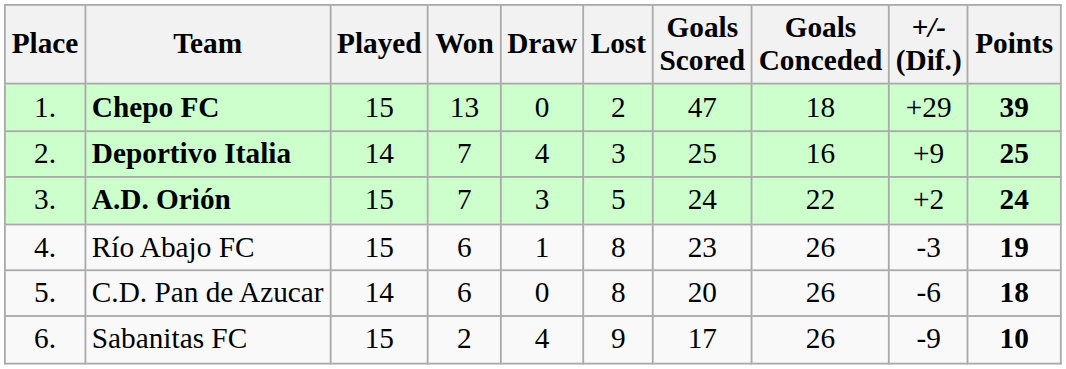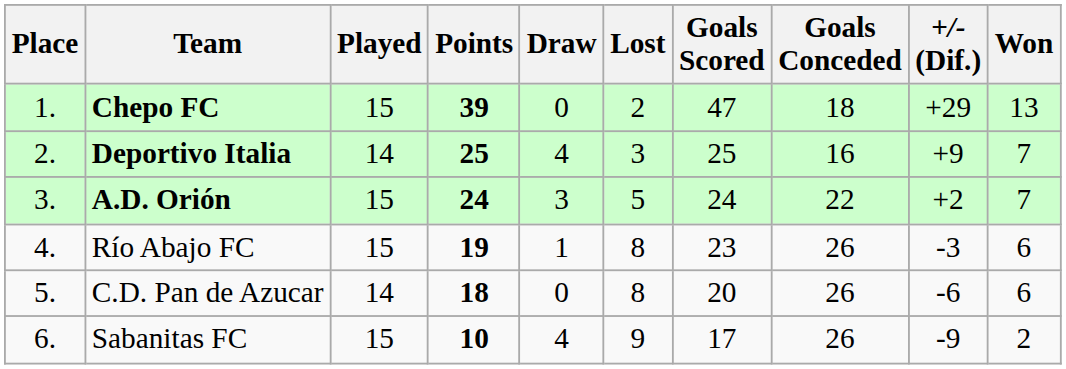columns swapped: (464, 44) <-> (1014, 44)
